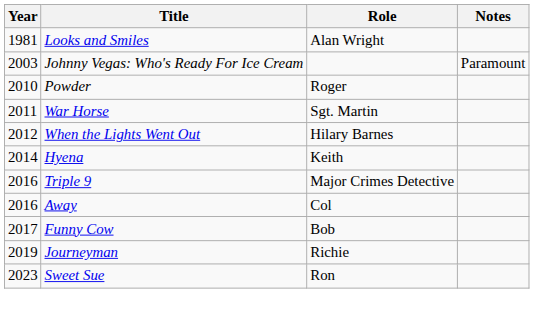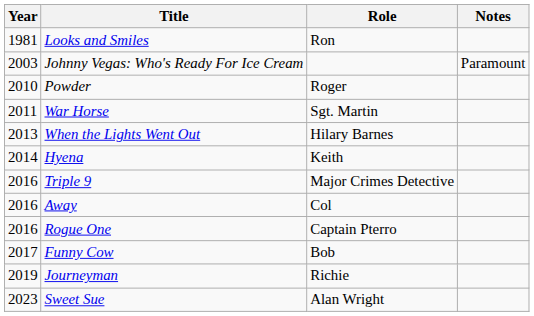(347, 39) Alan Wright -> (323, 39) Ron
(23, 134) 2012 -> (23, 134) 2013
+ row: (78, 228)
(323, 275) Ron -> (347, 299) Alan Wright
